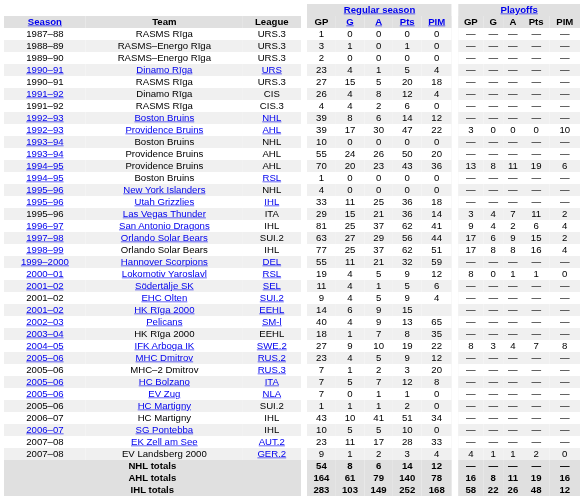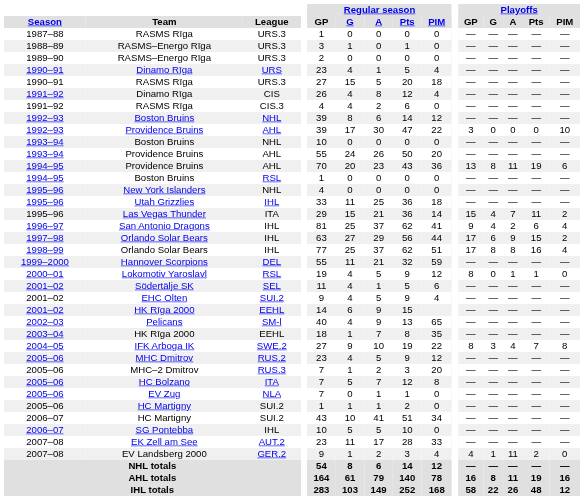(471, 214) 3 -> (471, 214) 15
(272, 238) SUI.2 -> (272, 238) IHL
(272, 418) IHL -> (272, 418) SUI.2
(513, 454) 1 -> (513, 454) 11
